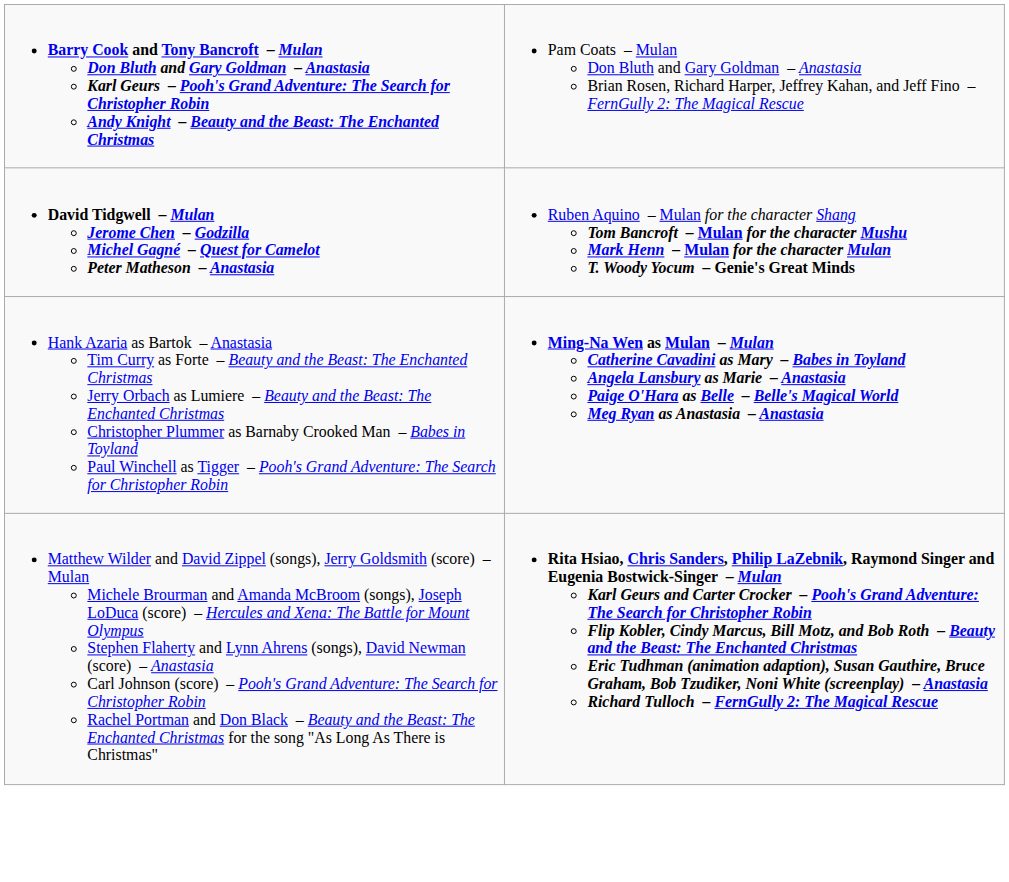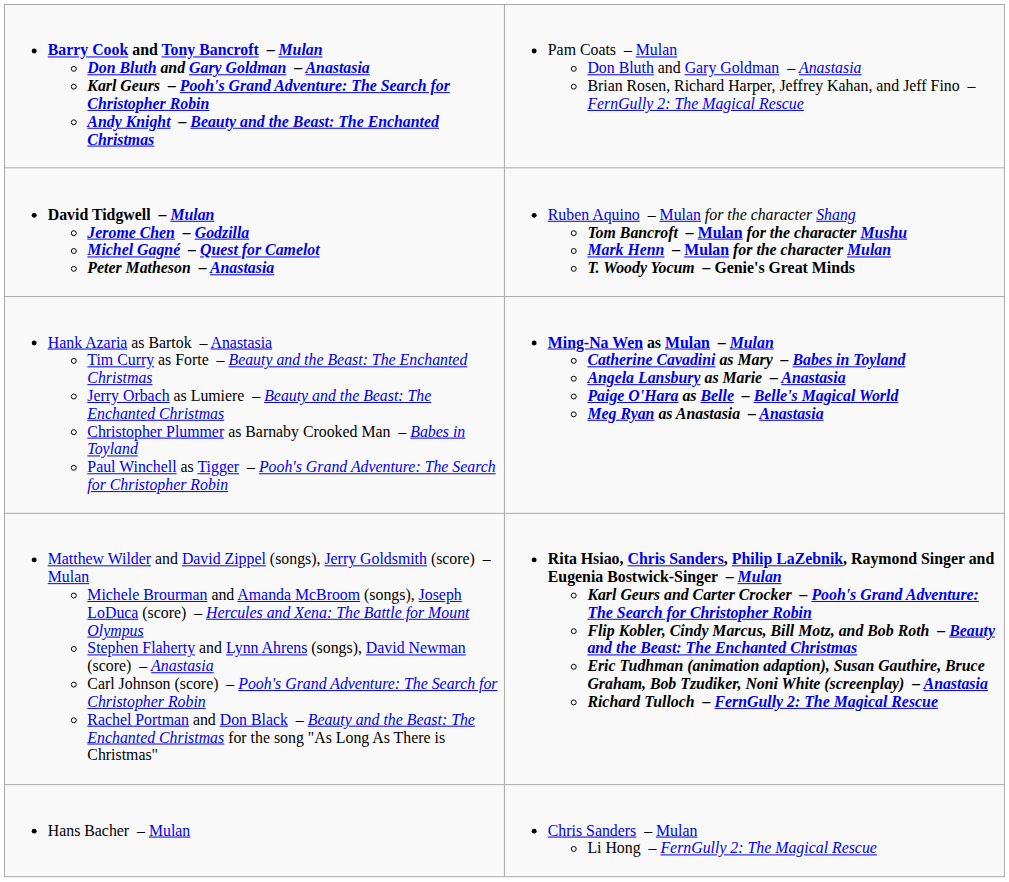+ row: (255, 830)
